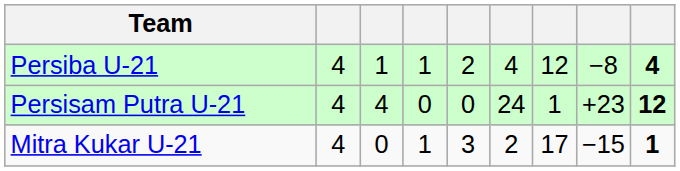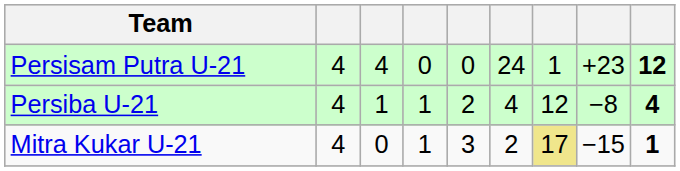rows swapped: (128, 104) <-> (84, 64)
(555, 144) no background -> (555, 144) khaki background
